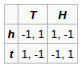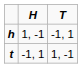columns swapped: (62, 15) <-> (33, 15)
